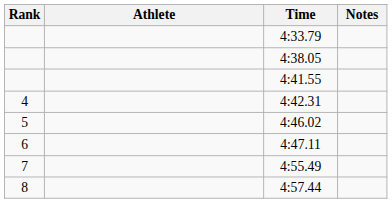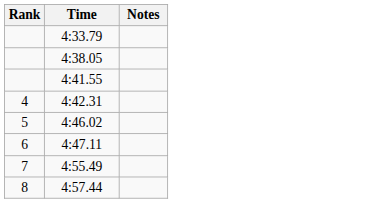- column: (154, 15)
